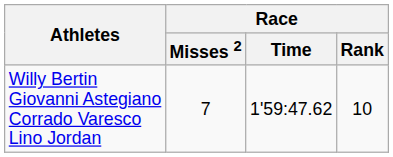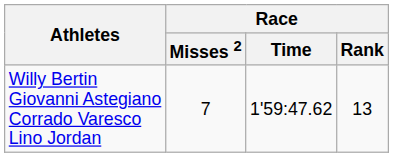(362, 109) 10 -> (362, 109) 13
